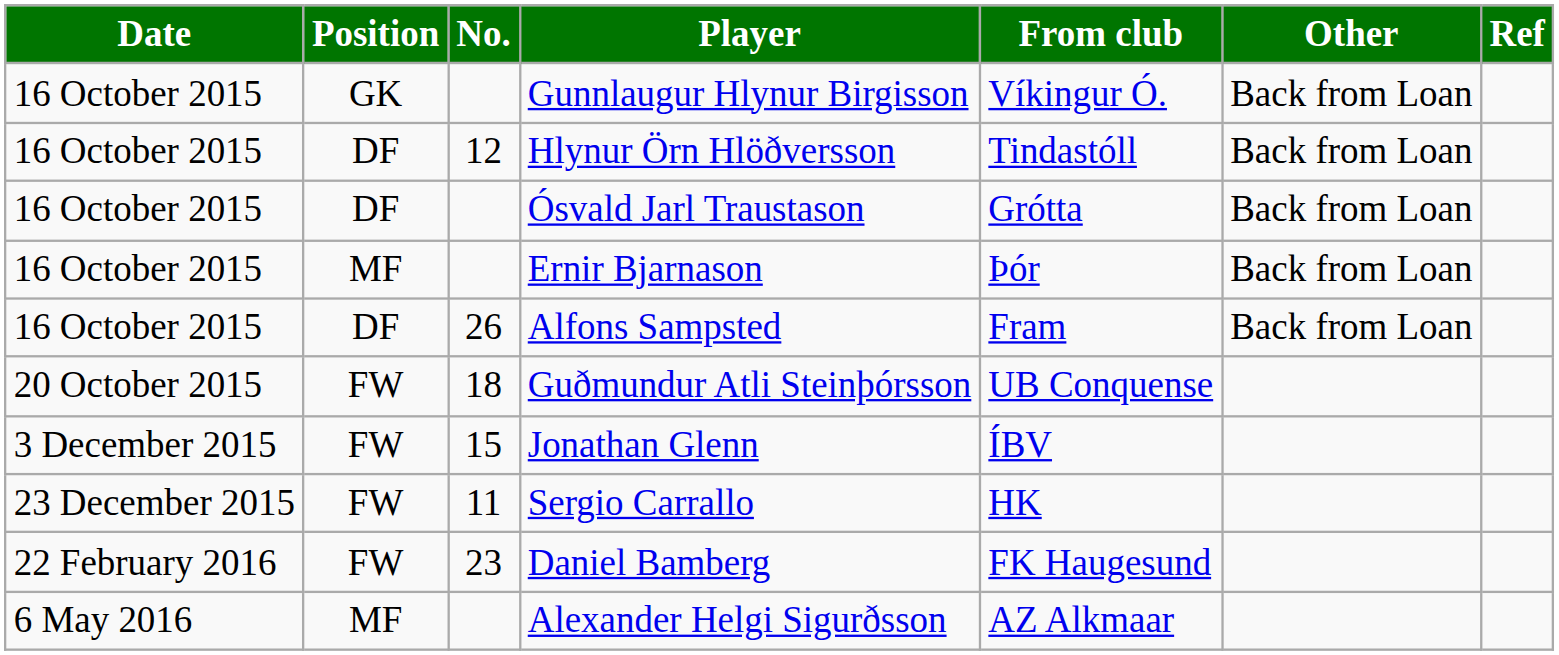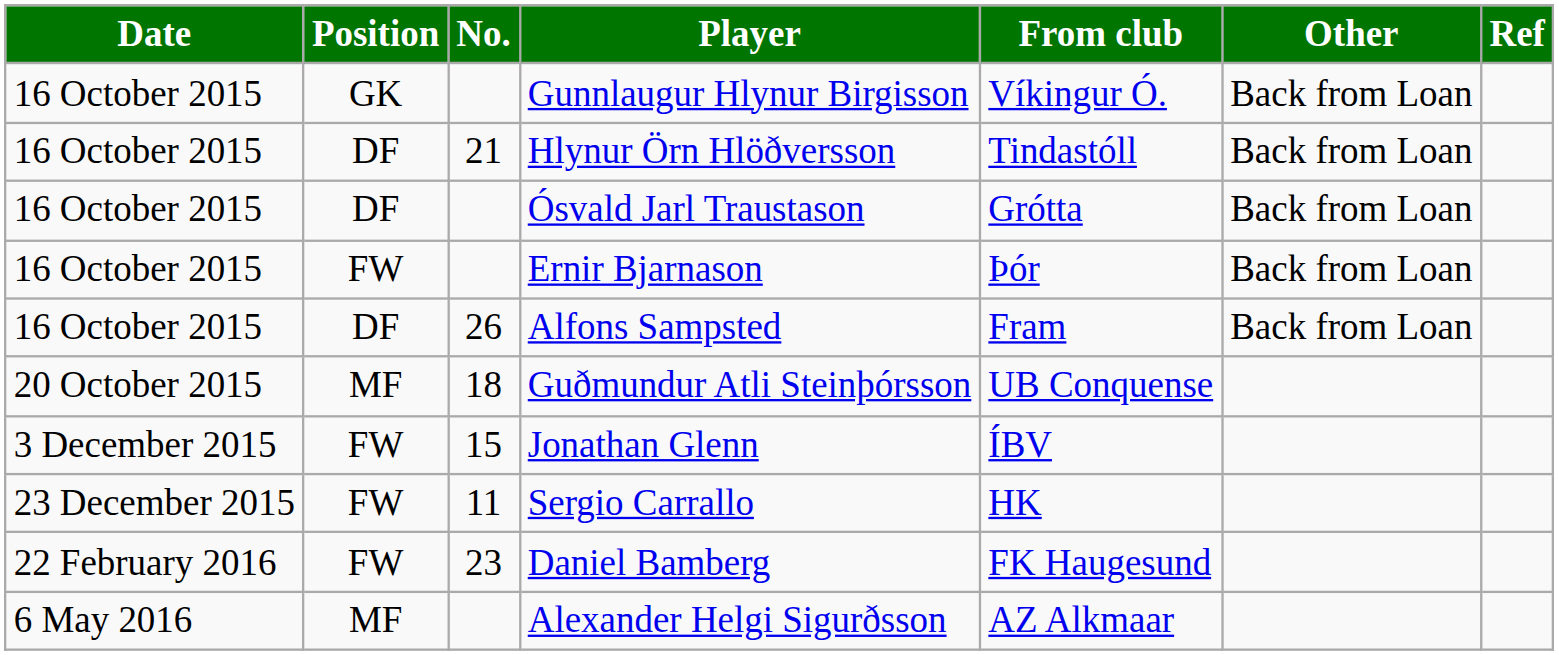(484, 151) 12 -> (484, 151) 21
(376, 268) MF -> (376, 268) FW
(376, 385) FW -> (376, 385) MF
